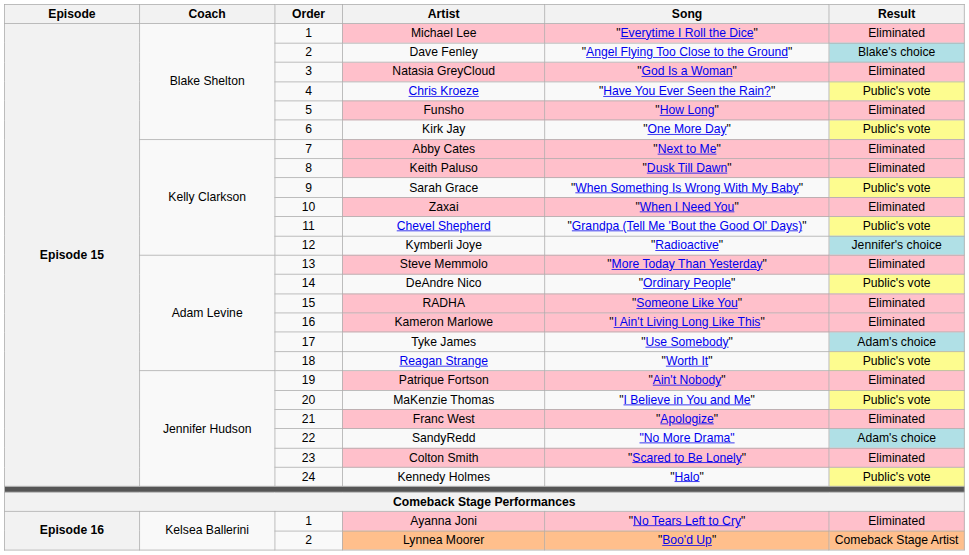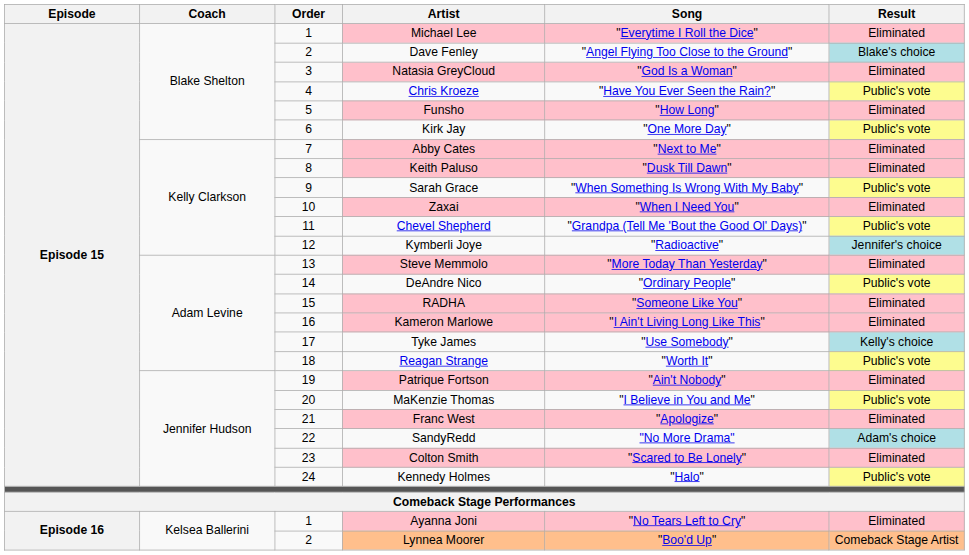(897, 341) Adam's choice -> (897, 341) Kelly's choice
